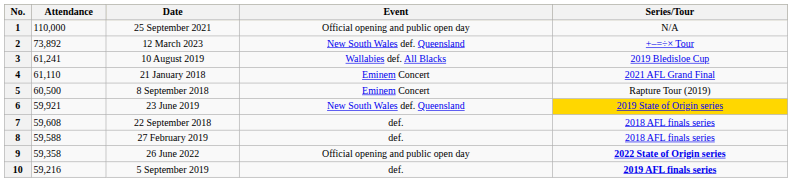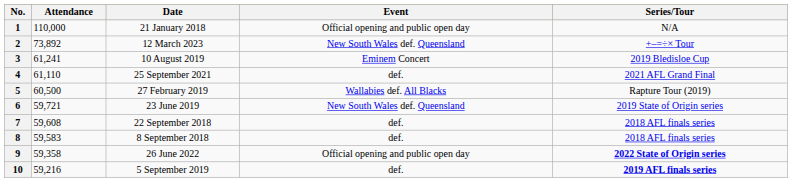(173, 28) 25 September 2021 -> (173, 28) 21 January 2018
(396, 59) Wallabies def. All Blacks -> (396, 59) Eminem Concert
(173, 75) 21 January 2018 -> (173, 75) 25 September 2021
(396, 75) Eminem Concert -> (396, 75) def.
(173, 91) 8 September 2018 -> (173, 91) 27 February 2019
(396, 91) Eminem Concert -> (396, 91) Wallabies def. All Blacks
(47, 106) 59,921 -> (47, 106) 59,721
(670, 106) gold background -> (670, 106) no background
(47, 138) 59,588 -> (47, 138) 59,583
(173, 138) 27 February 2019 -> (173, 138) 8 September 2018
